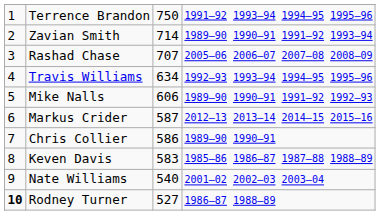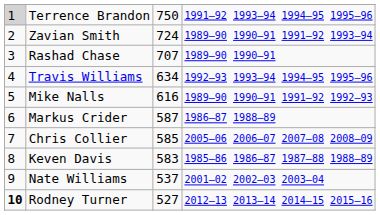(11, 15) no background -> (11, 15) lightgrey background
(168, 35) 714 -> (168, 35) 724
(279, 56) 2005–06 2006–07 2007–08 2008–09 -> (230, 56) 1989–90 1990–91
(168, 97) 606 -> (168, 97) 616
(279, 118) 2012–13 2013–14 2014–15 2015–16 -> (230, 118) 1986–87 1988–89
(168, 138) 586 -> (168, 138) 585
(230, 138) 1989–90 1990–91 -> (279, 138) 2005–06 2006–07 2007–08 2008–09
(168, 179) 540 -> (168, 179) 537
(230, 200) 1986–87 1988–89 -> (279, 200) 2012–13 2013–14 2014–15 2015–16
